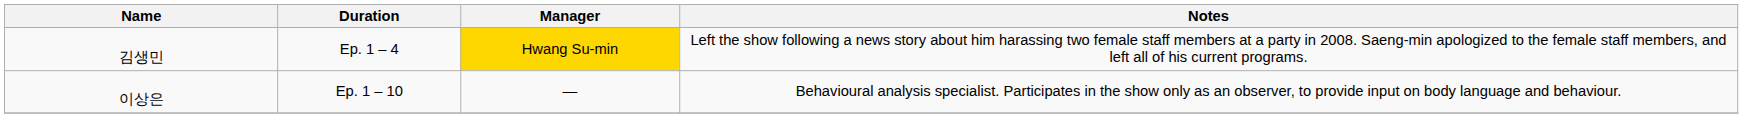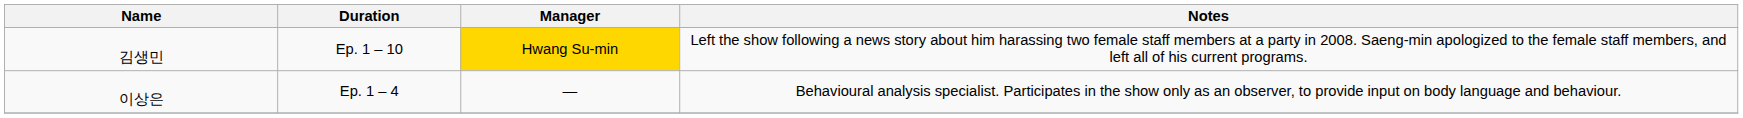(369, 49) Ep. 1 – 4 -> (369, 49) Ep. 1 – 10
(369, 91) Ep. 1 – 10 -> (369, 91) Ep. 1 – 4
